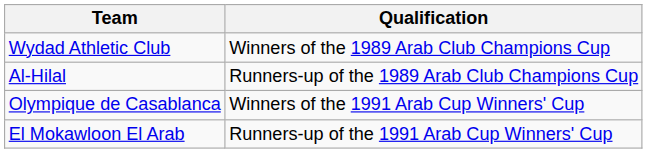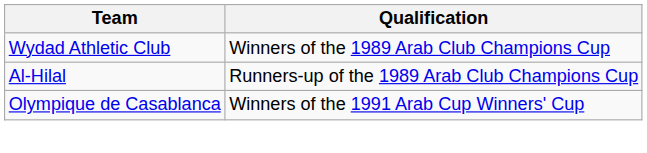- row: (97, 133)
